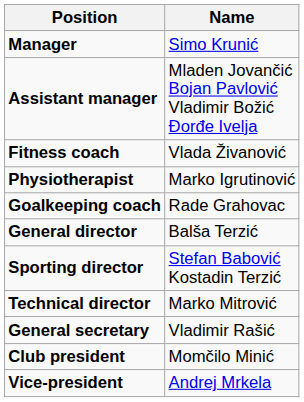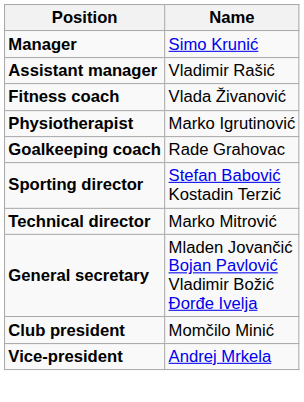(231, 98) Mladen Jovančić Bojan Pavlović Vladimir Božić Đorđe Ivelja -> (222, 70) Vladimir Rašić
- row: (73, 232)
(222, 330) Vladimir Rašić -> (231, 275) Mladen Jovančić Bojan Pavlović Vladimir Božić Đorđe Ivelja
